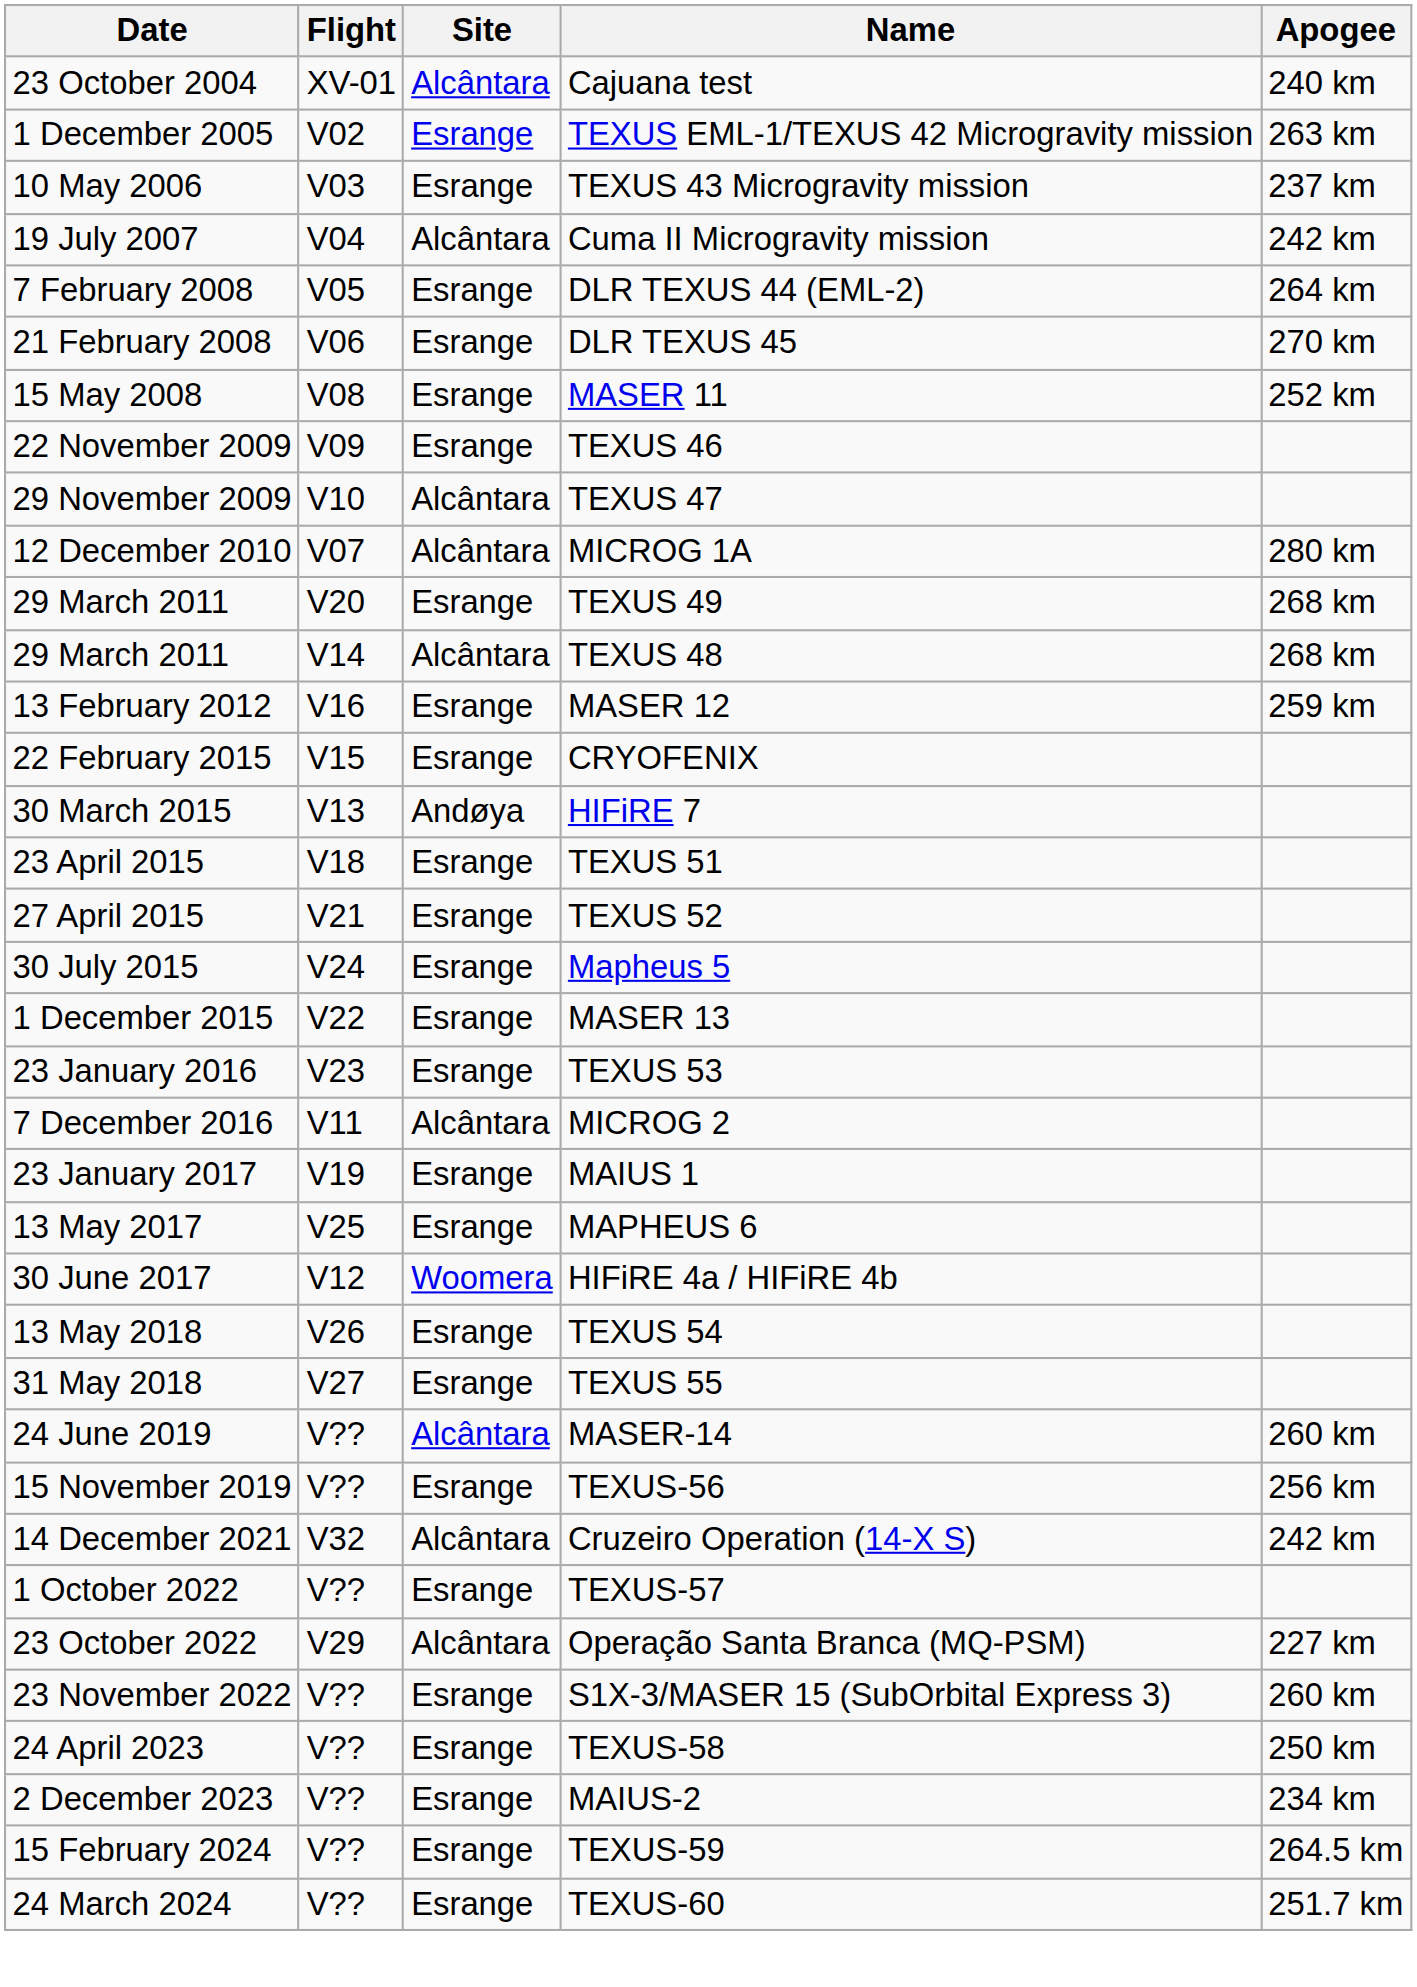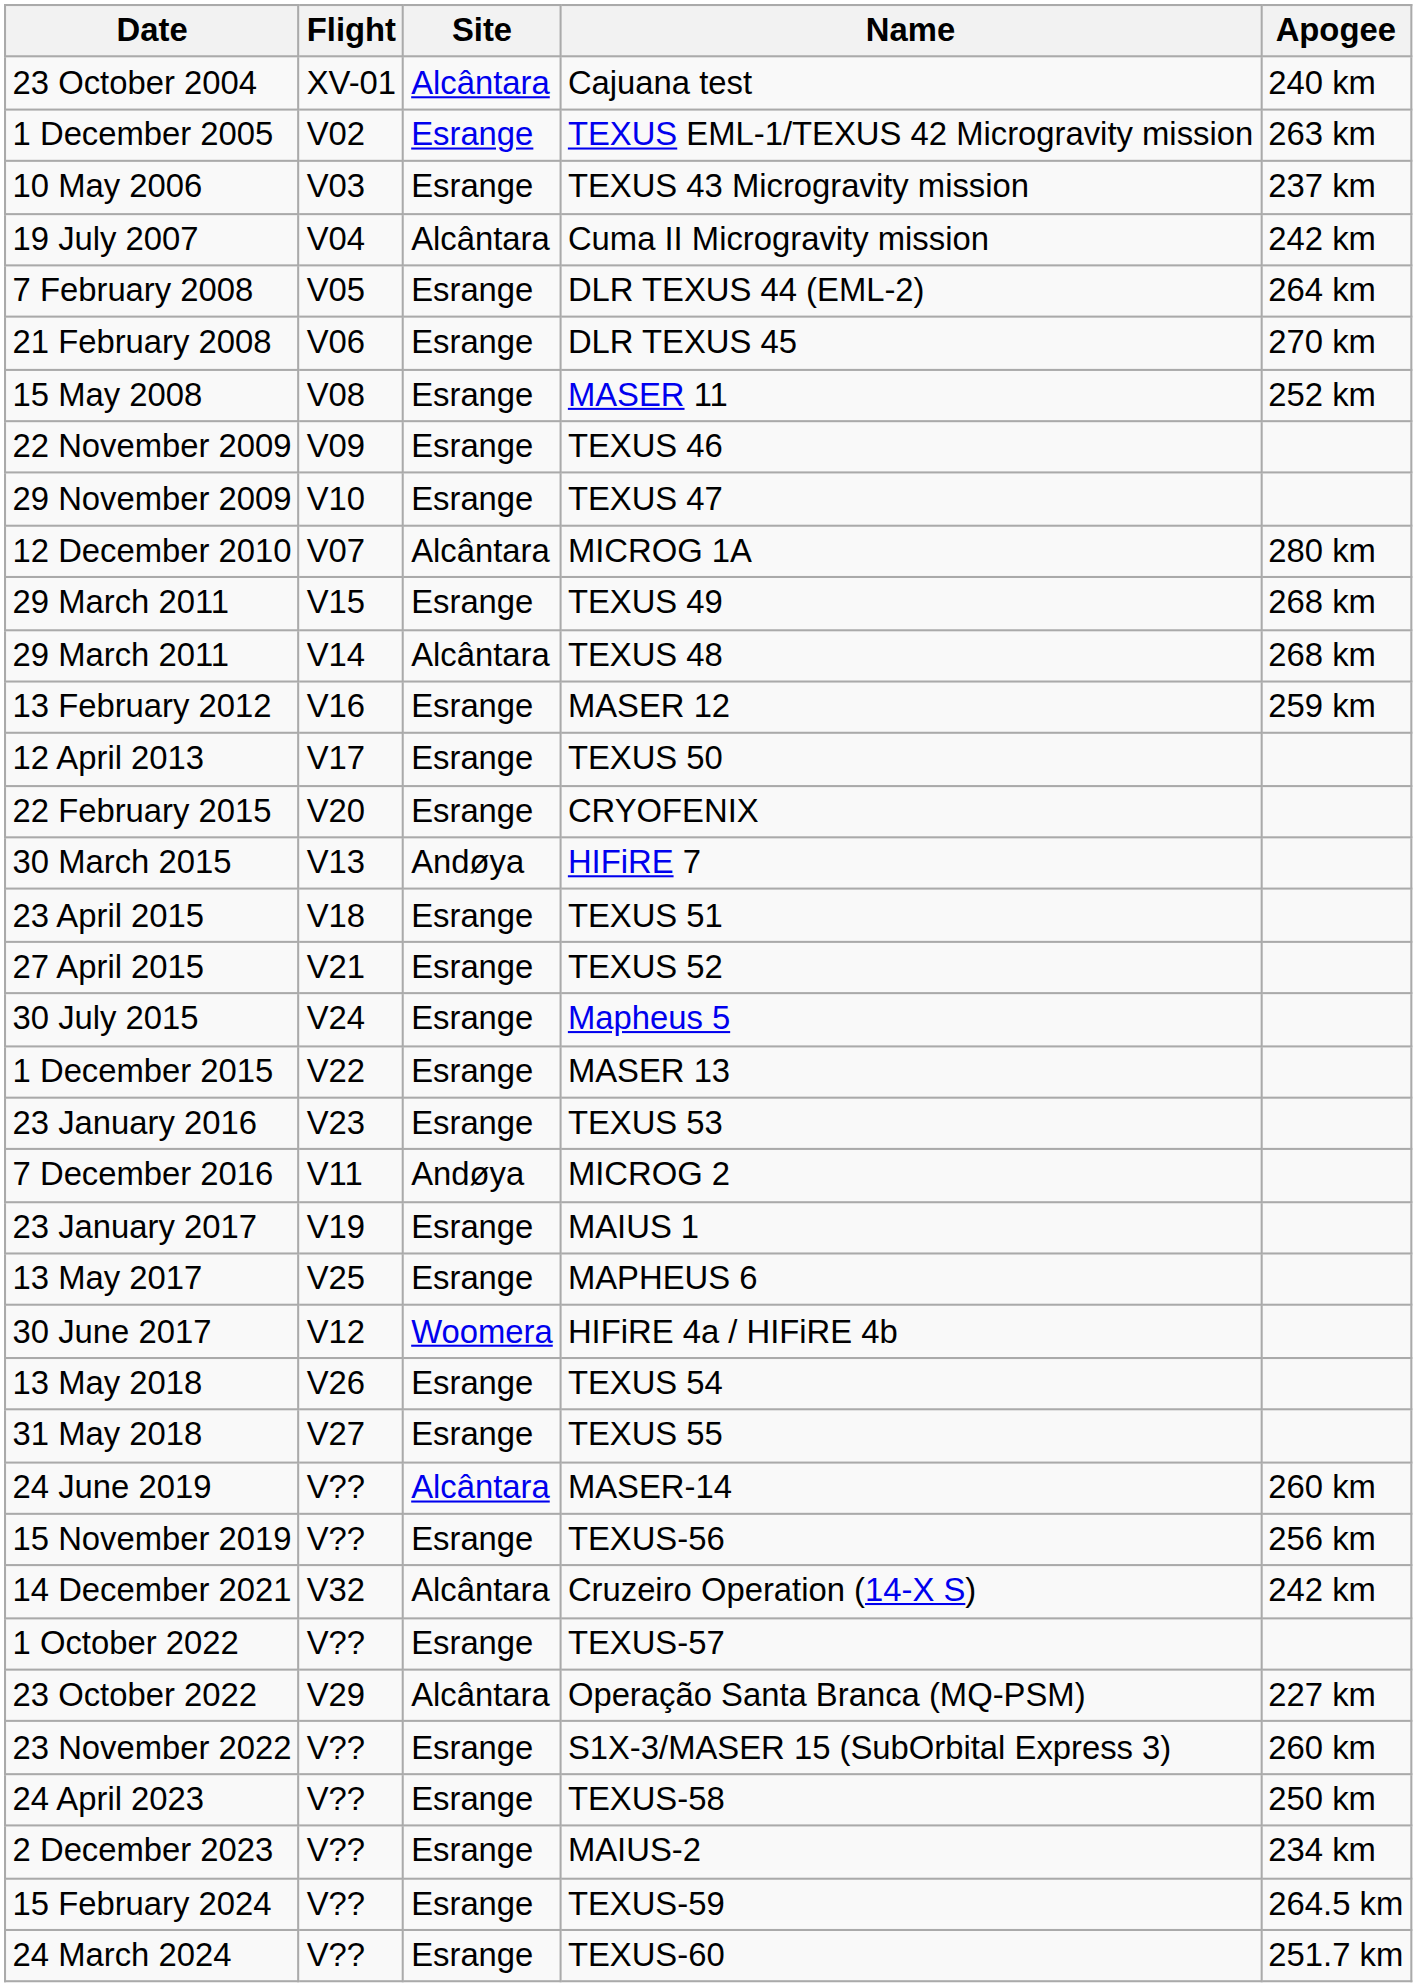(480, 498) Alcântara -> (472, 498) Esrange
(336, 602) V20 -> (336, 602) V15
+ row: (645, 758)
(336, 758) V15 -> (336, 810) V20
(480, 1122) Alcântara -> (468, 1174) Andøya
